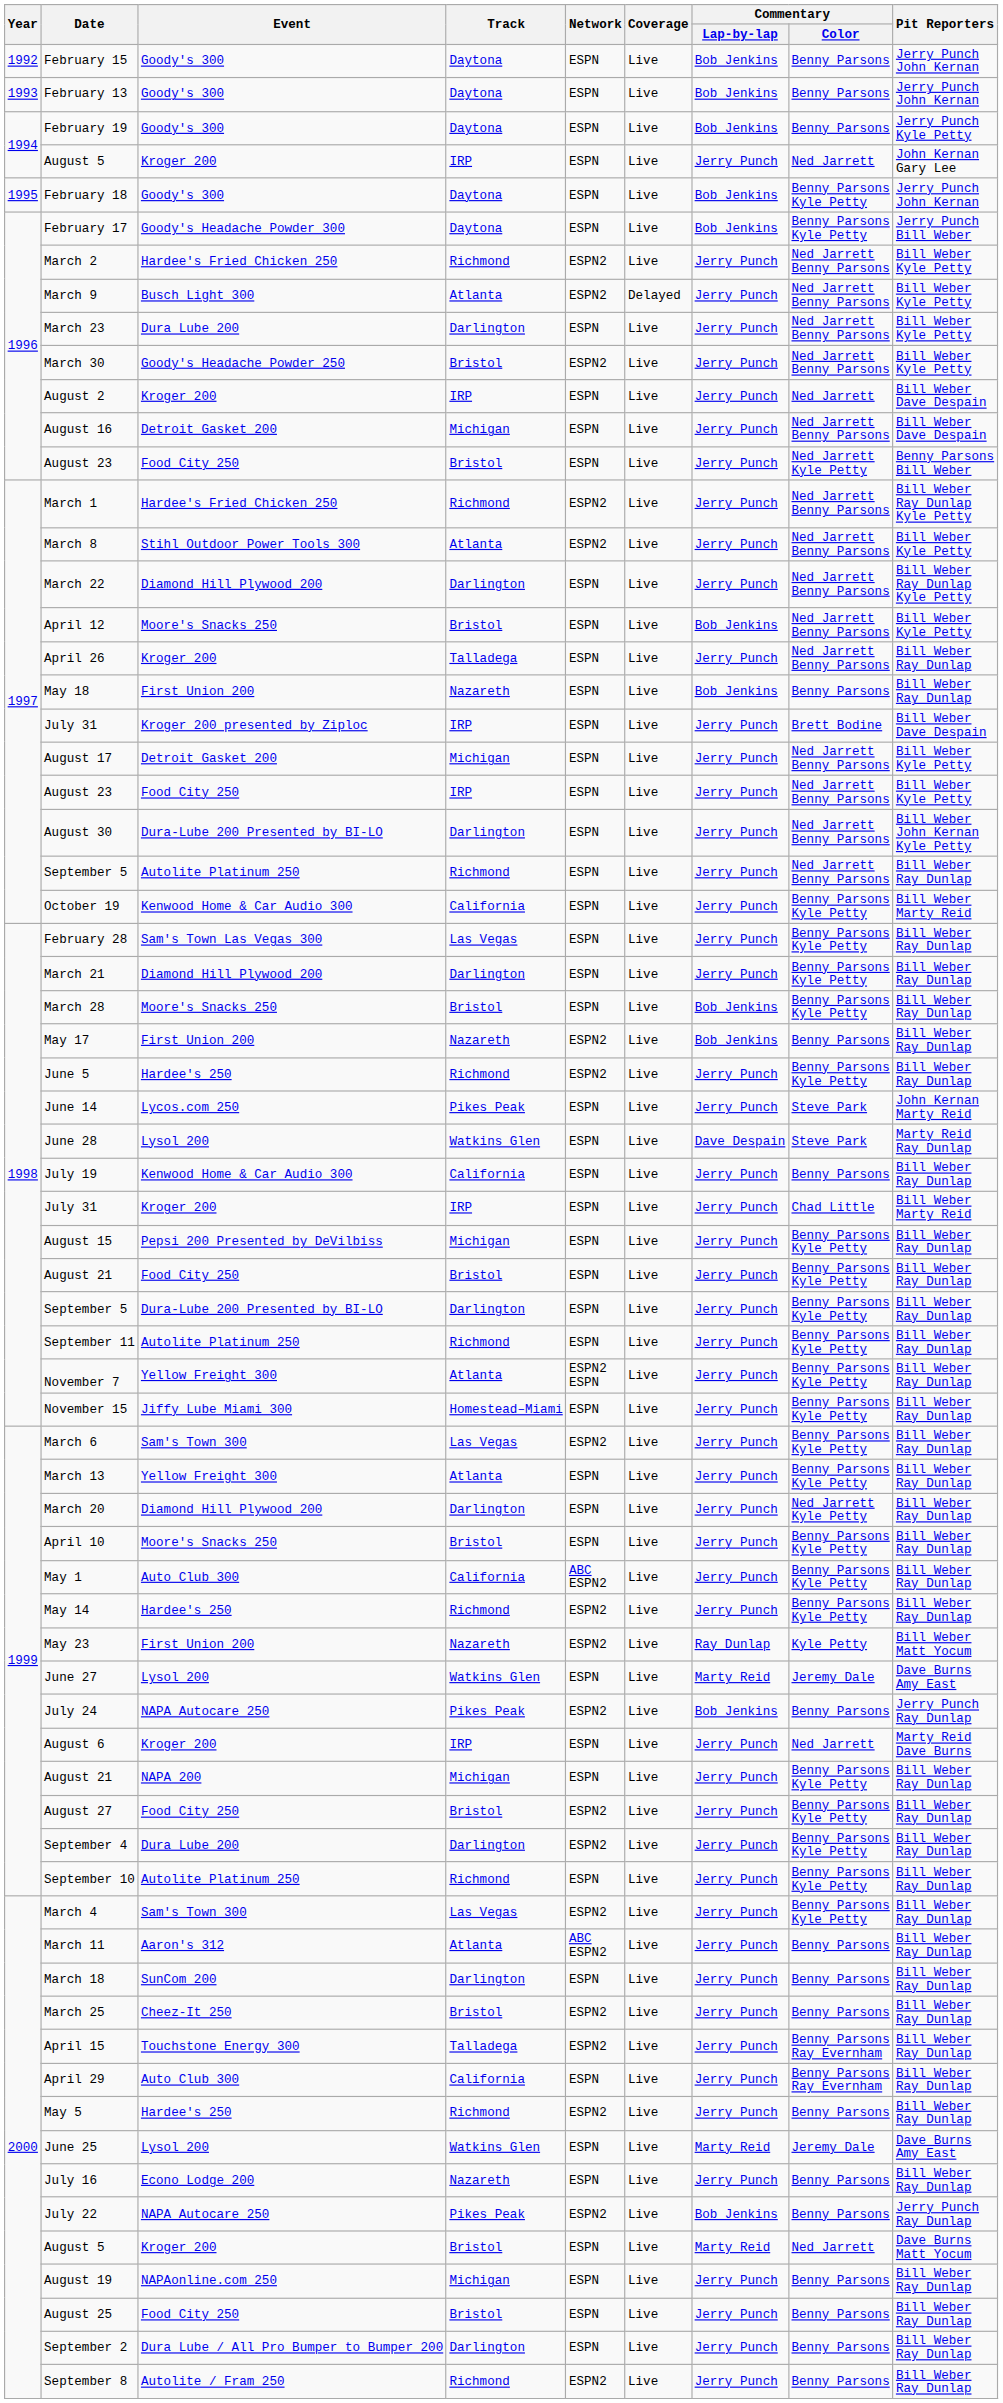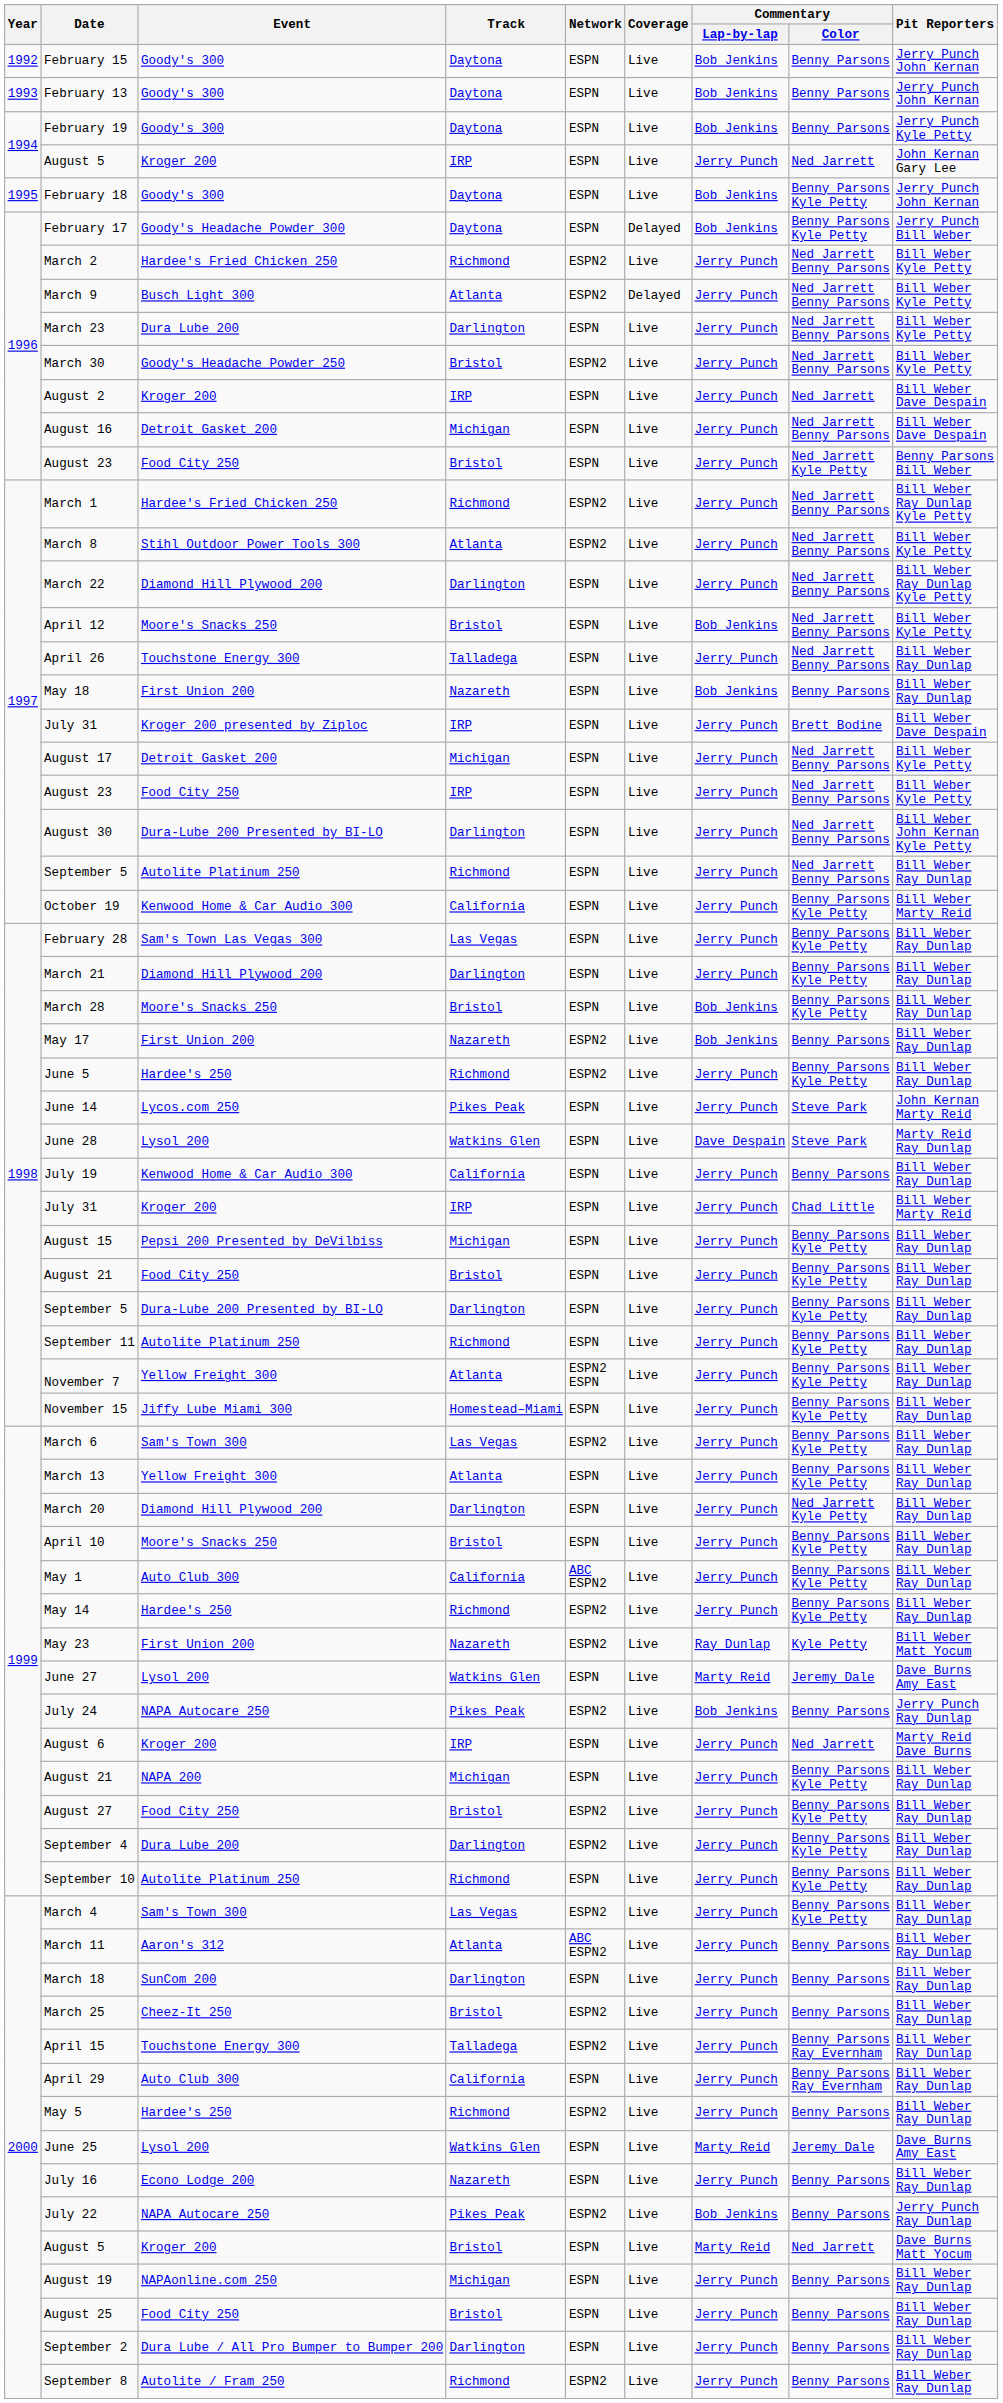(643, 229) Live -> (654, 229) Delayed
(179, 658) Kroger 200 -> (220, 658) Touchstone Energy 300
